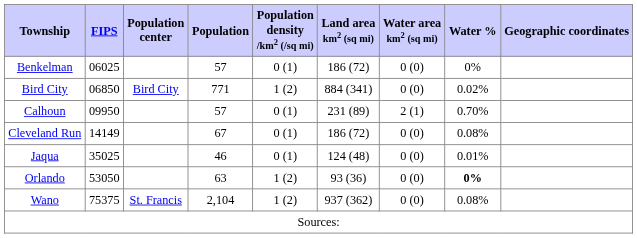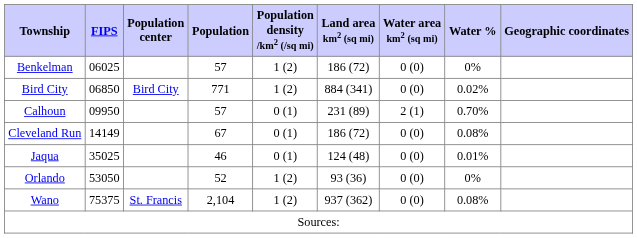(285, 67) 0 (1) -> (285, 67) 1 (2)
(220, 177) 63 -> (220, 177) 52
(473, 177) bold -> (473, 177) normal
